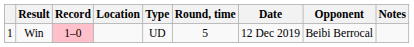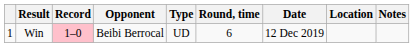columns swapped: (339, 14) <-> (118, 14)
(205, 33) 5 -> (229, 33) 6
